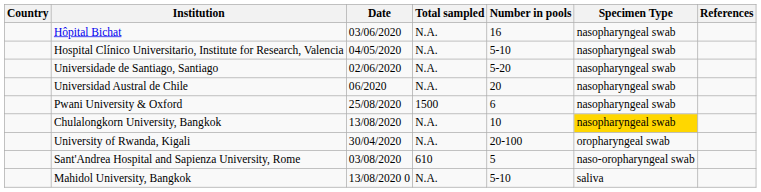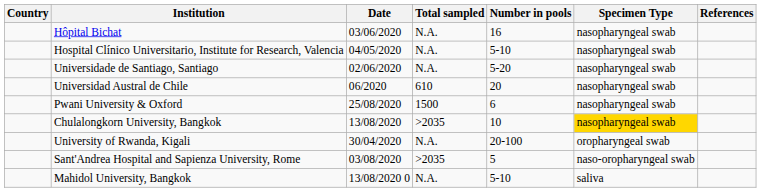(426, 86) N.A. -> (424, 86) 610
(426, 123) N.A. -> (430, 123) >2035
(424, 159) 610 -> (430, 159) >2035
